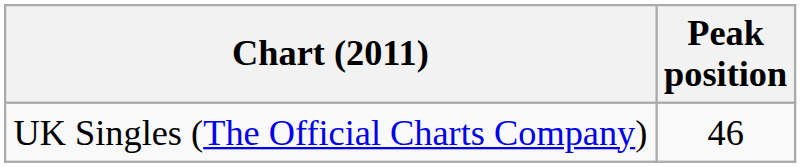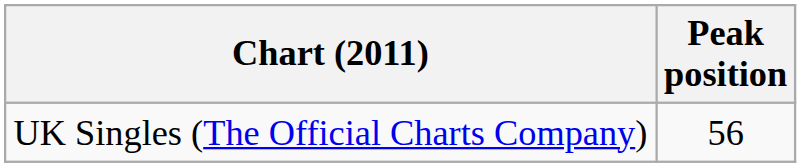(726, 131) 46 -> (726, 131) 56
